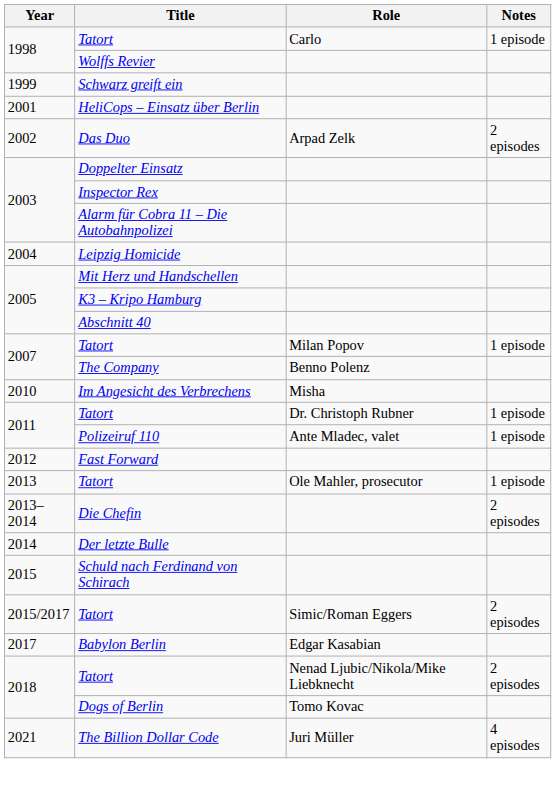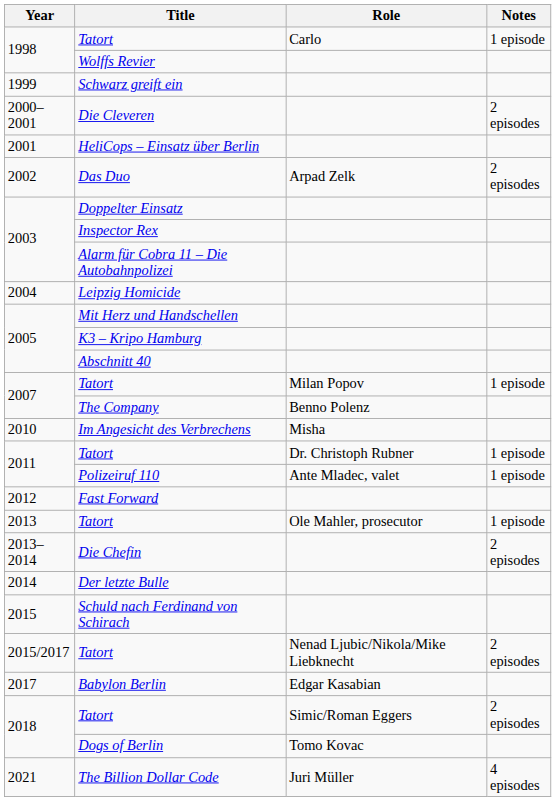+ row: (26, 115)
(351, 614) Simic/Roman Eggers -> (367, 653) Nenad Ljubic/Nikola/Mike Liebknecht
(367, 675) Nenad Ljubic/Nikola/Mike Liebknecht -> (351, 714) Simic/Roman Eggers
